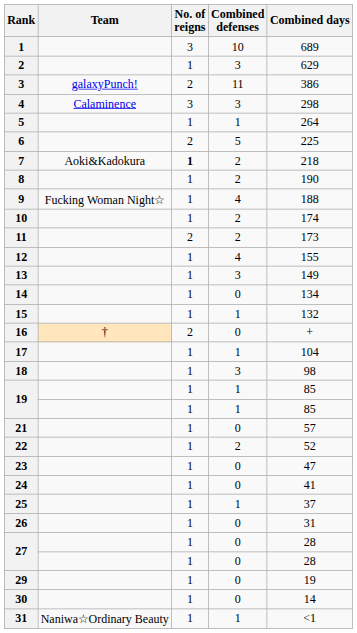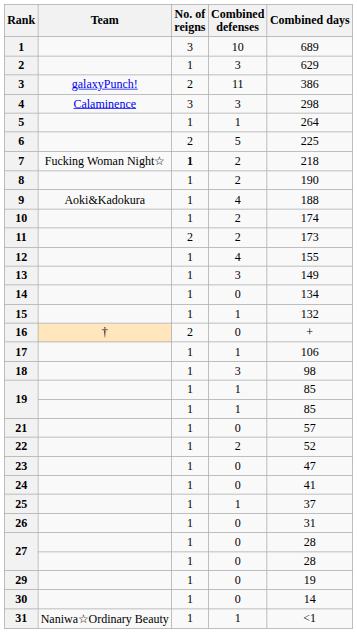(105, 160) Aoki&Kadokura -> (105, 161) Fucking Woman Night☆
(105, 199) Fucking Woman Night☆ -> (105, 199) Aoki&Kadokura
(310, 351) 104 -> (310, 351) 106
